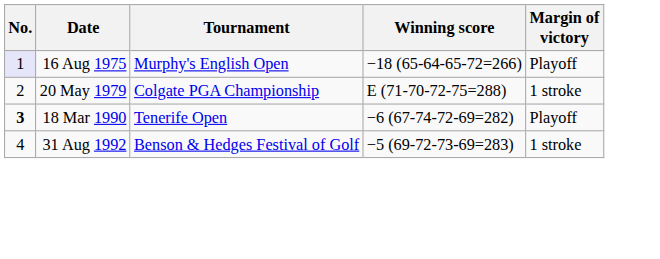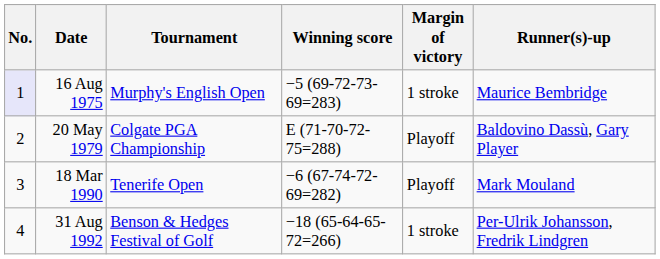+ column: (564, 37)
(444, 64) −18 (65-64-65-72=266) -> (332, 93) −5 (69-72-73-69=283)
(553, 64) Playoff -> (433, 93) 1 stroke
(555, 90) 1 stroke -> (431, 139) Playoff
(20, 117) bold -> (20, 185) normal
(440, 144) −5 (69-72-73-69=283) -> (336, 231) −18 (65-64-65-72=266)
